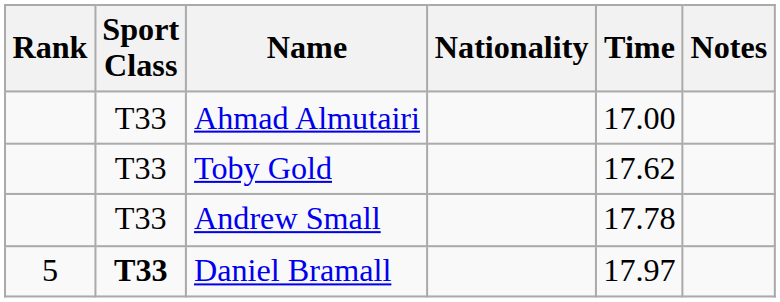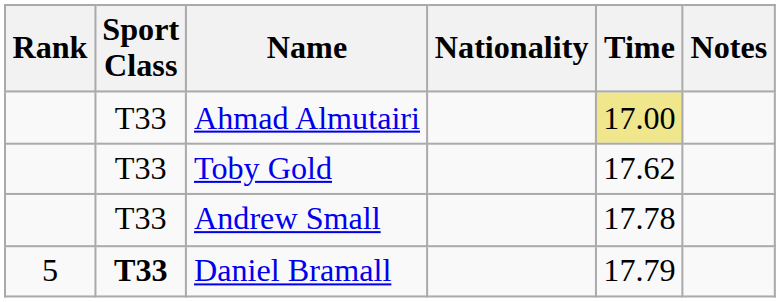(640, 117) no background -> (640, 117) khaki background
(640, 270) 17.97 -> (640, 270) 17.79
